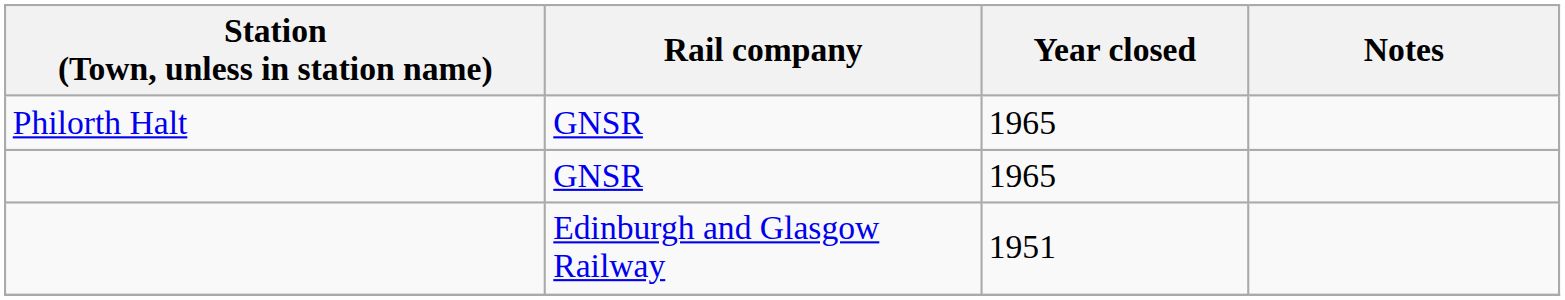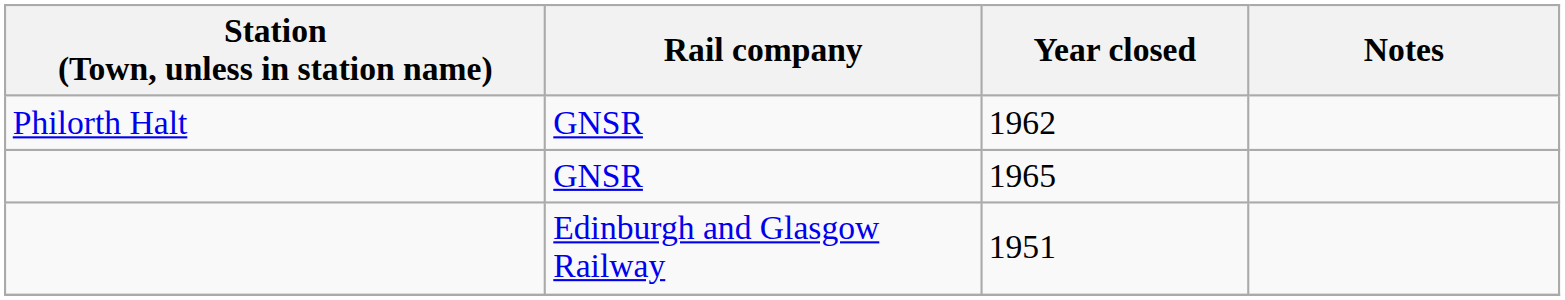(1022, 122) 1965 -> (1022, 122) 1962
